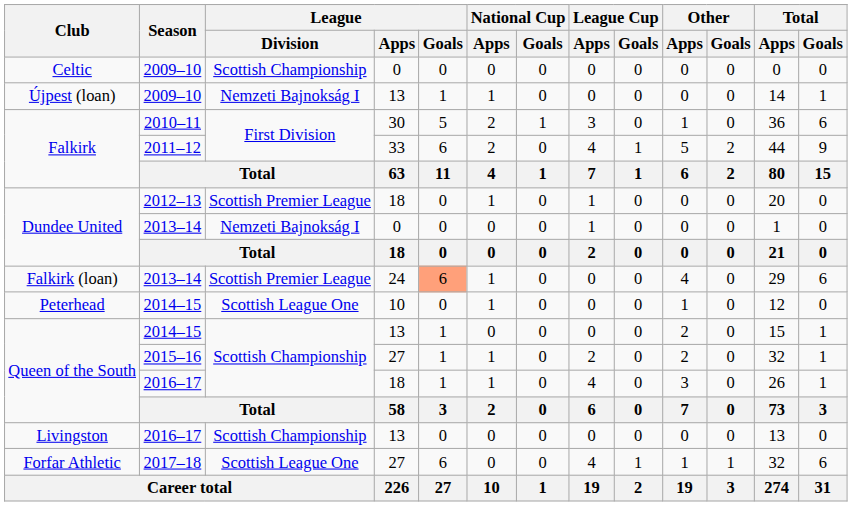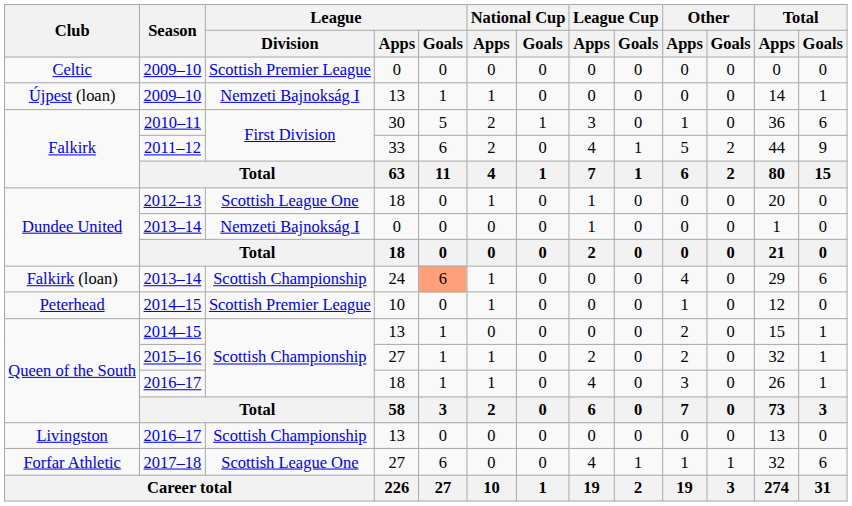(290, 69) Scottish Championship -> (290, 69) Scottish Premier League
(290, 200) Scottish Premier League -> (290, 200) Scottish League One
(290, 278) Scottish Premier League -> (290, 278) Scottish Championship
(290, 305) Scottish League One -> (290, 305) Scottish Premier League
